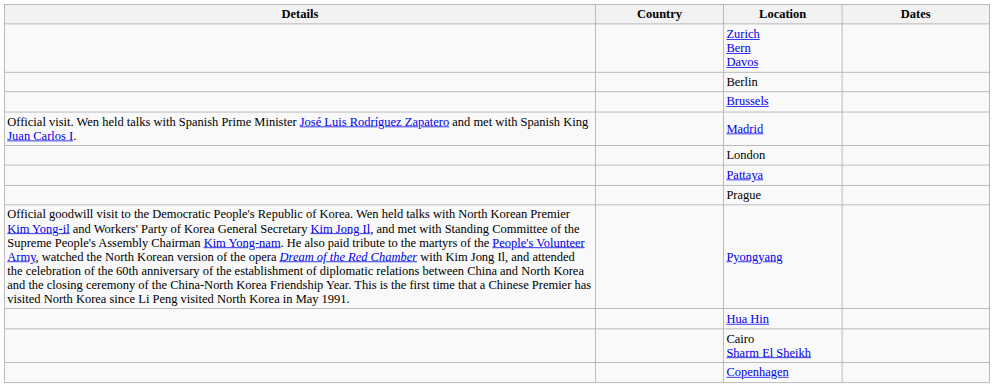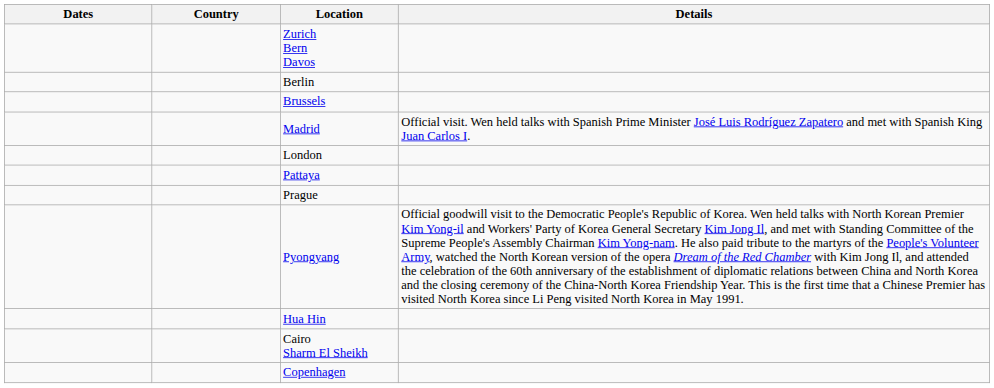columns swapped: (916, 14) <-> (300, 14)
